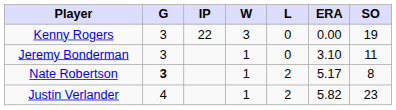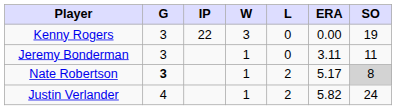(329, 54) 3.10 -> (329, 54) 3.11
(371, 74) no background -> (371, 74) lightgrey background
(371, 94) 23 -> (371, 94) 24
